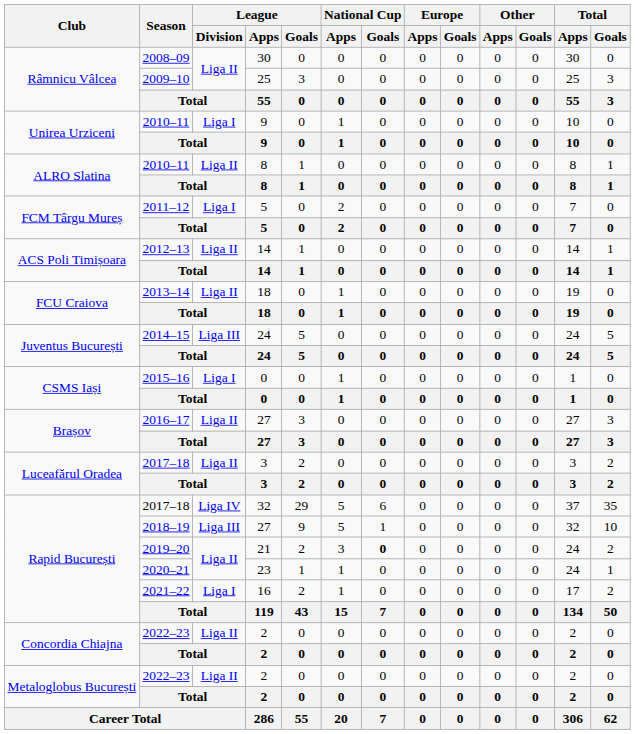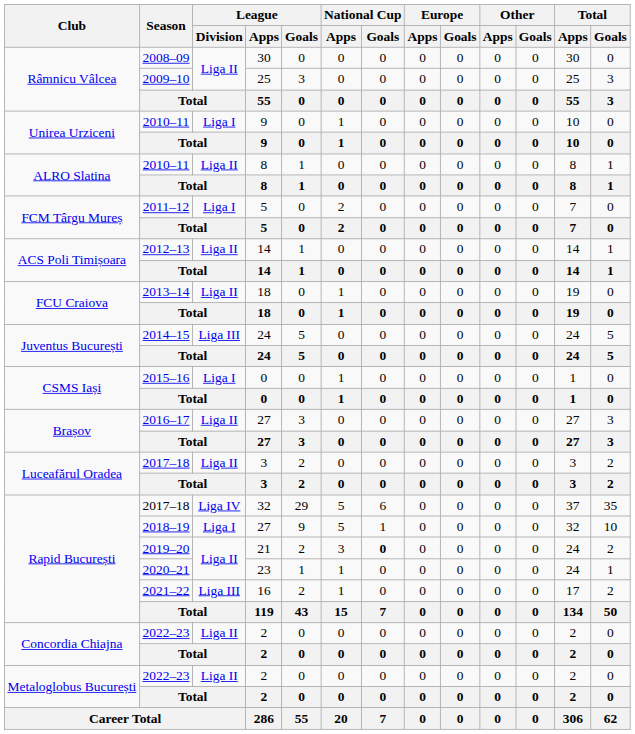(219, 526) Liga III -> (219, 526) Liga I
(219, 590) Liga I -> (219, 590) Liga III
